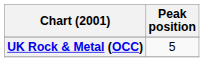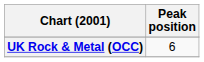(172, 47) 5 -> (172, 47) 6
